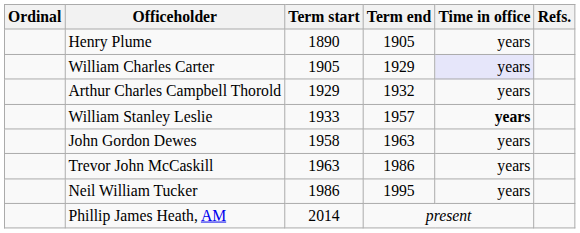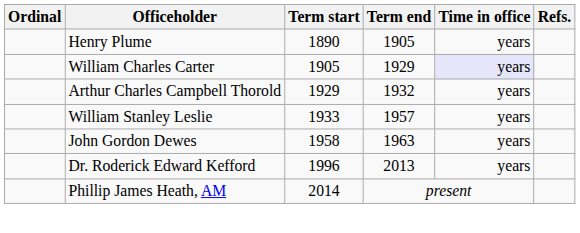(513, 116) bold -> (514, 116) normal
- row: (141, 166)
- row: (133, 191)
+ row: (162, 166)
